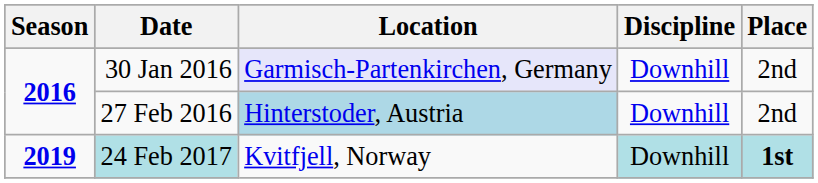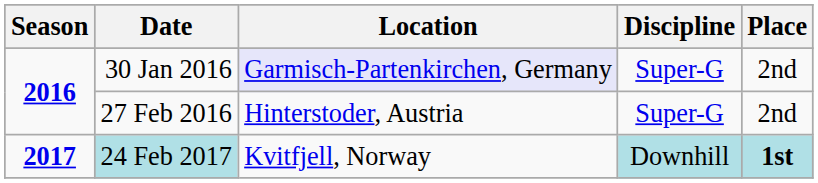(680, 69) Downhill -> (680, 69) Super-G
(354, 113) lightblue background -> (354, 113) no background
(680, 113) Downhill -> (680, 113) Super-G
(50, 156) 2019 -> (50, 156) 2017
